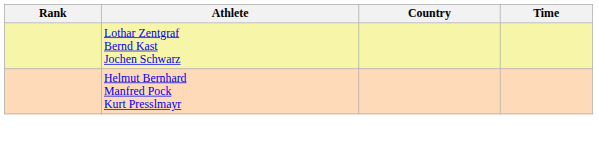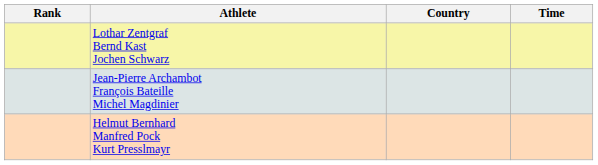+ row: (147, 91)
